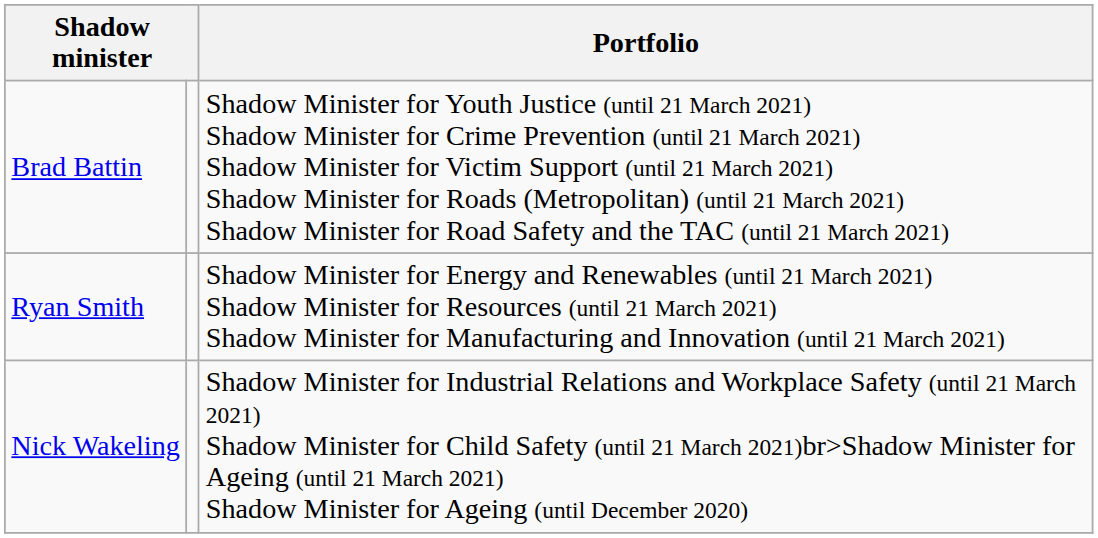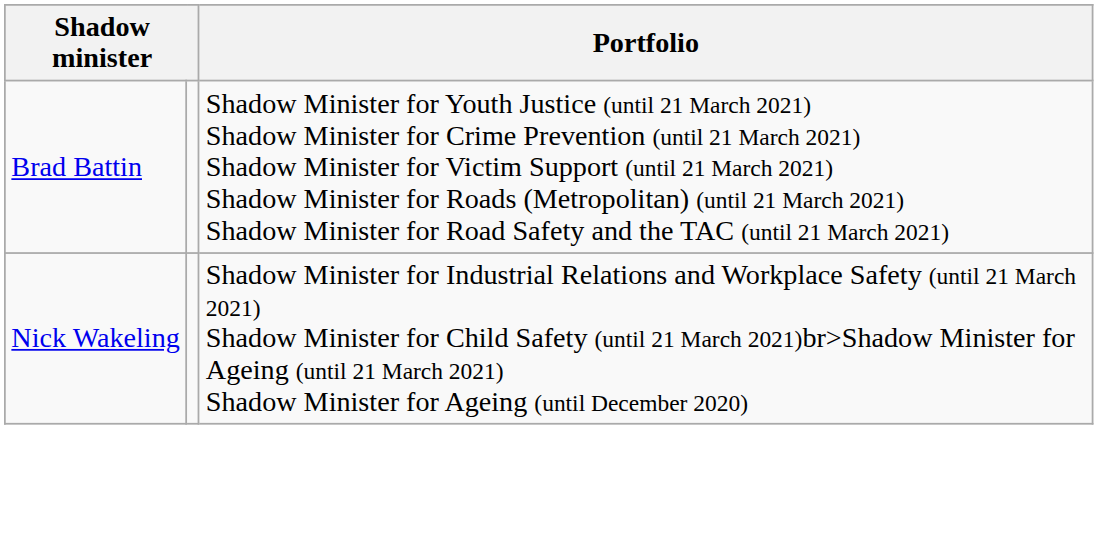- row: (78, 306)
